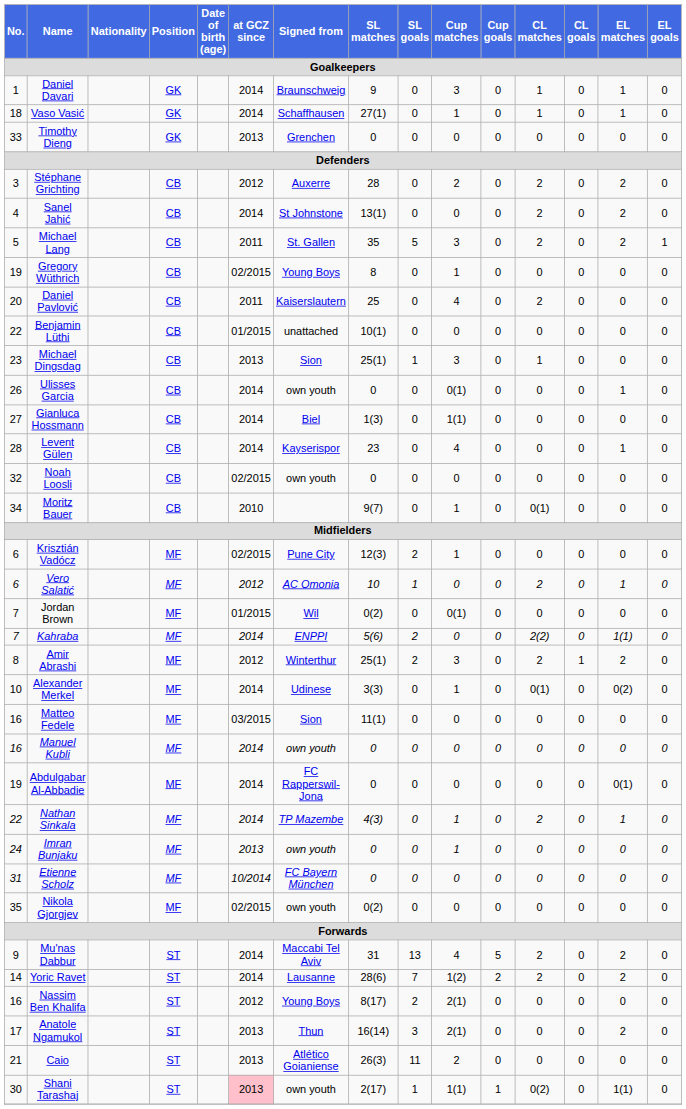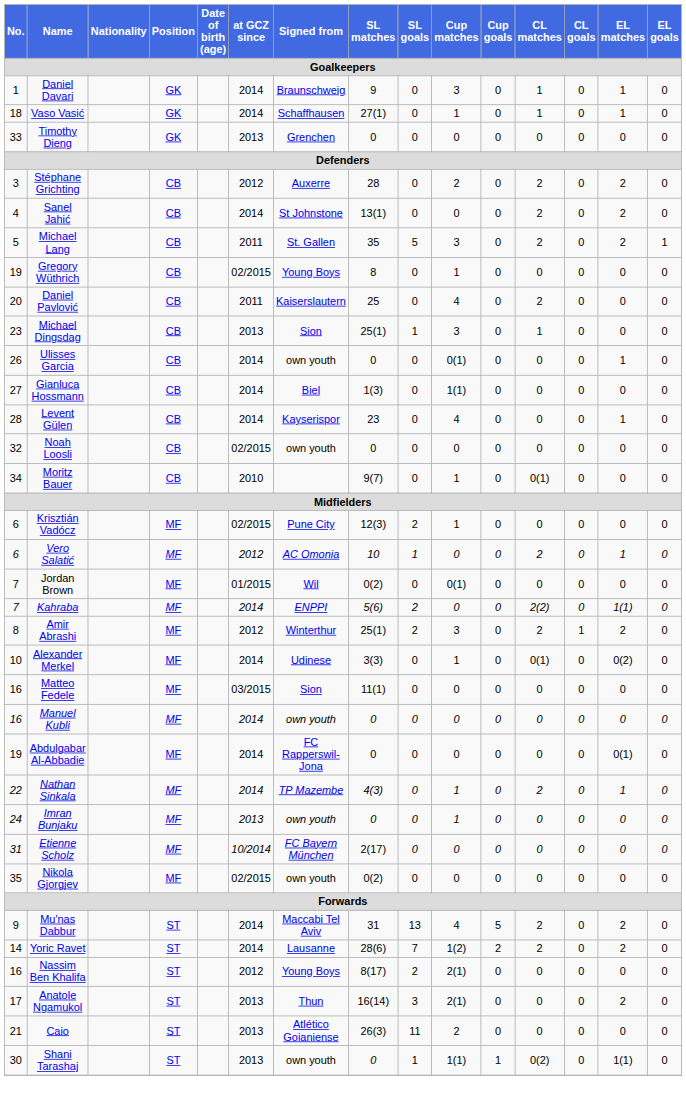- row: (58, 331)
(373, 879) 0 -> (373, 849) 2(17)
(251, 1090) pink background -> (251, 1061) no background
(373, 1090) 2(17) -> (373, 1061) 0
